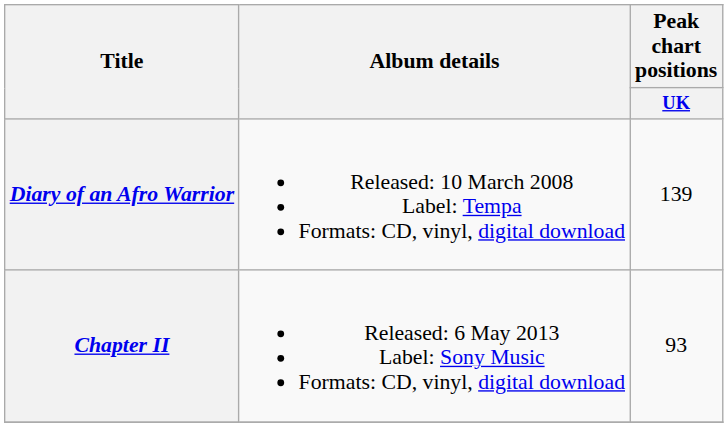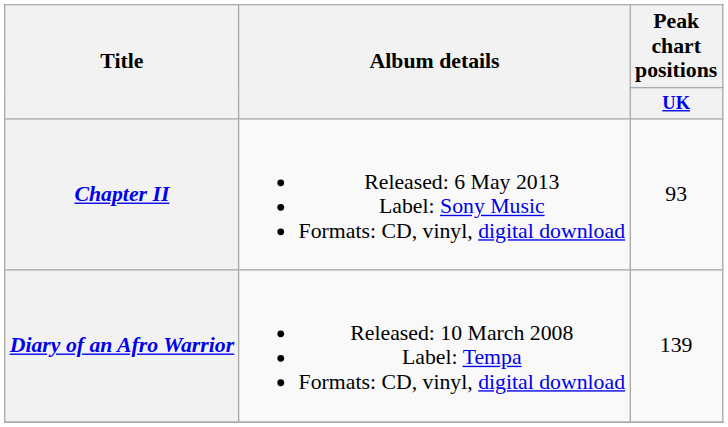rows swapped: (122, 194) <-> (122, 345)
